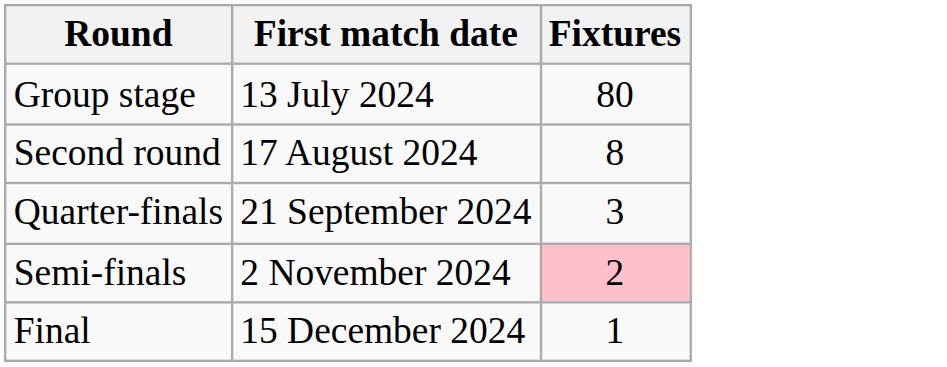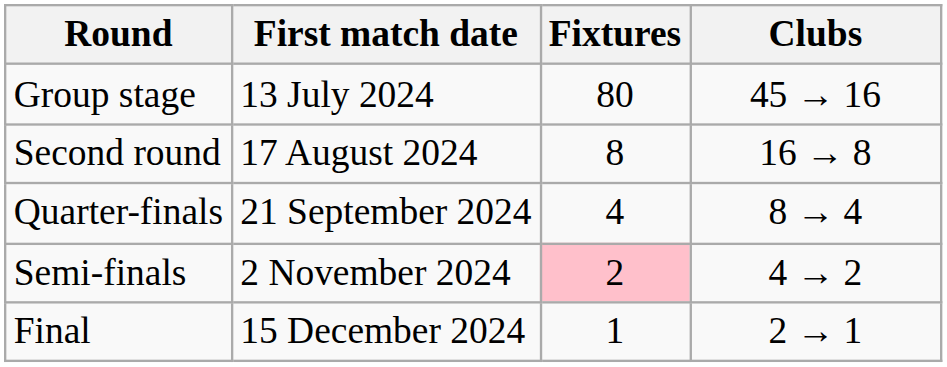+ column: (815, 34)
(615, 212) 3 -> (615, 212) 4
